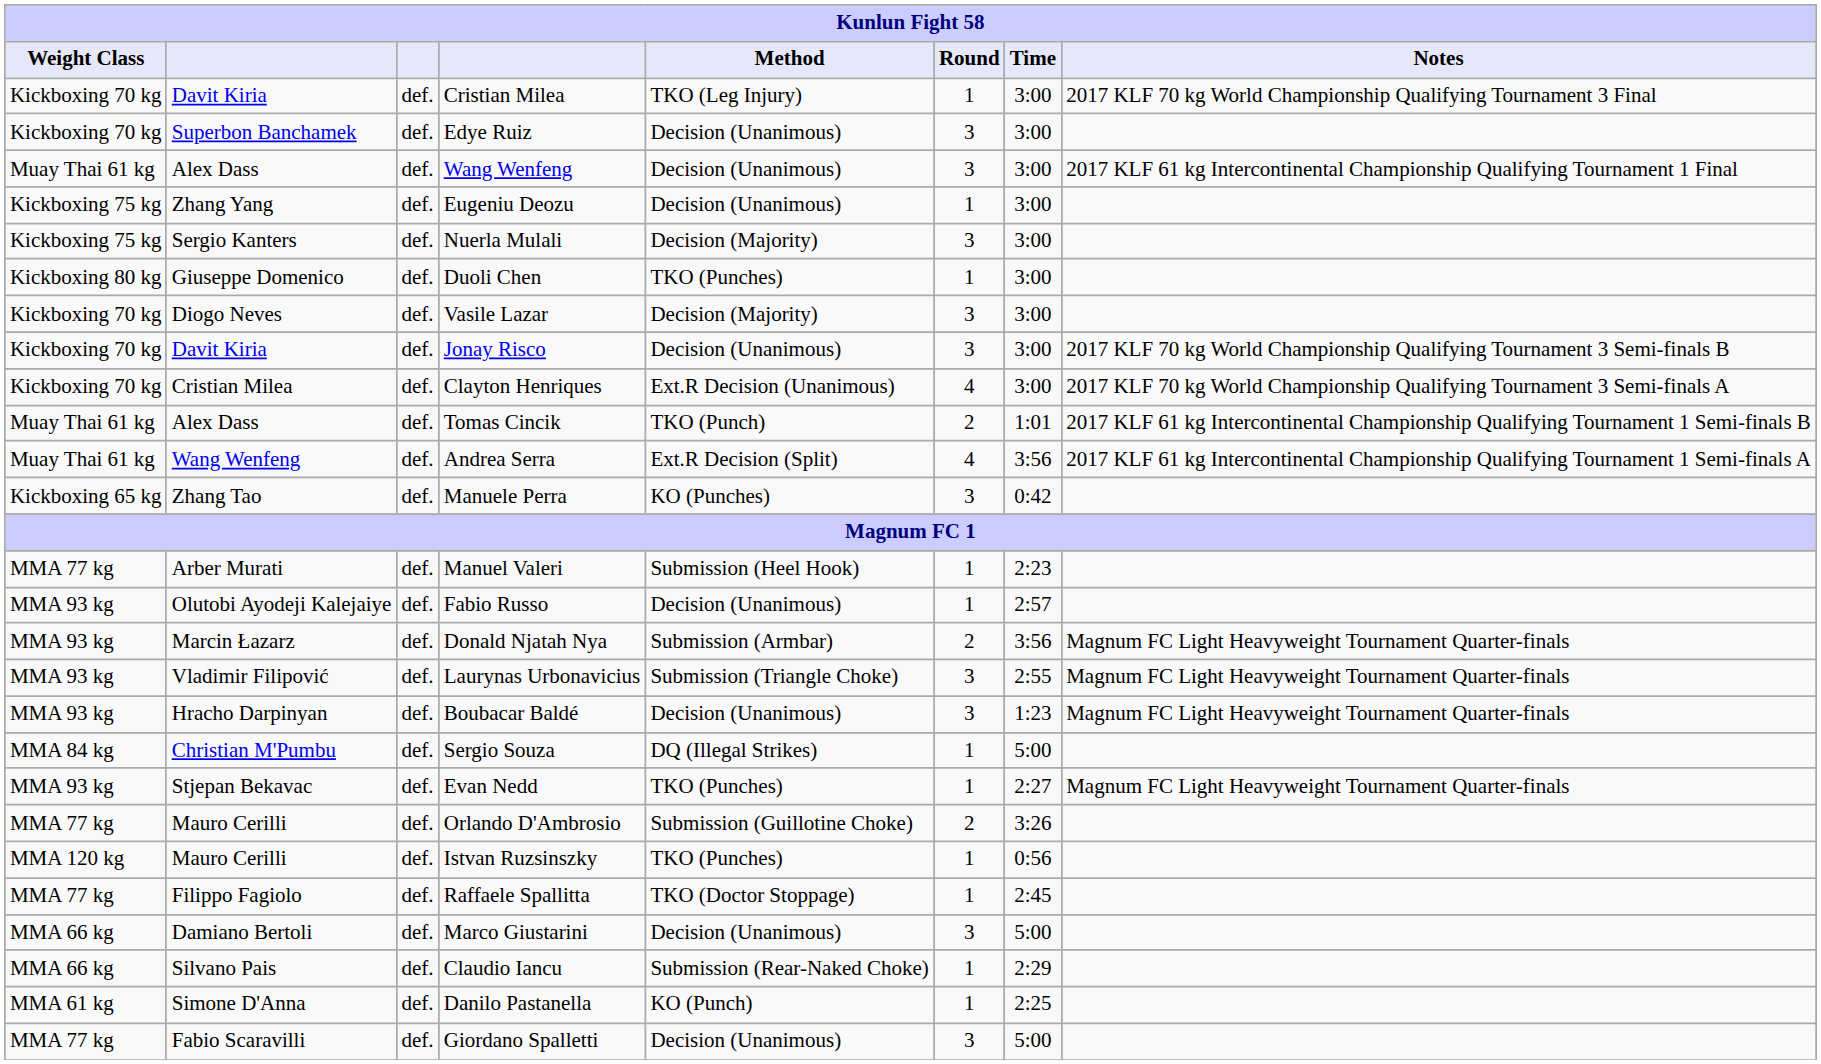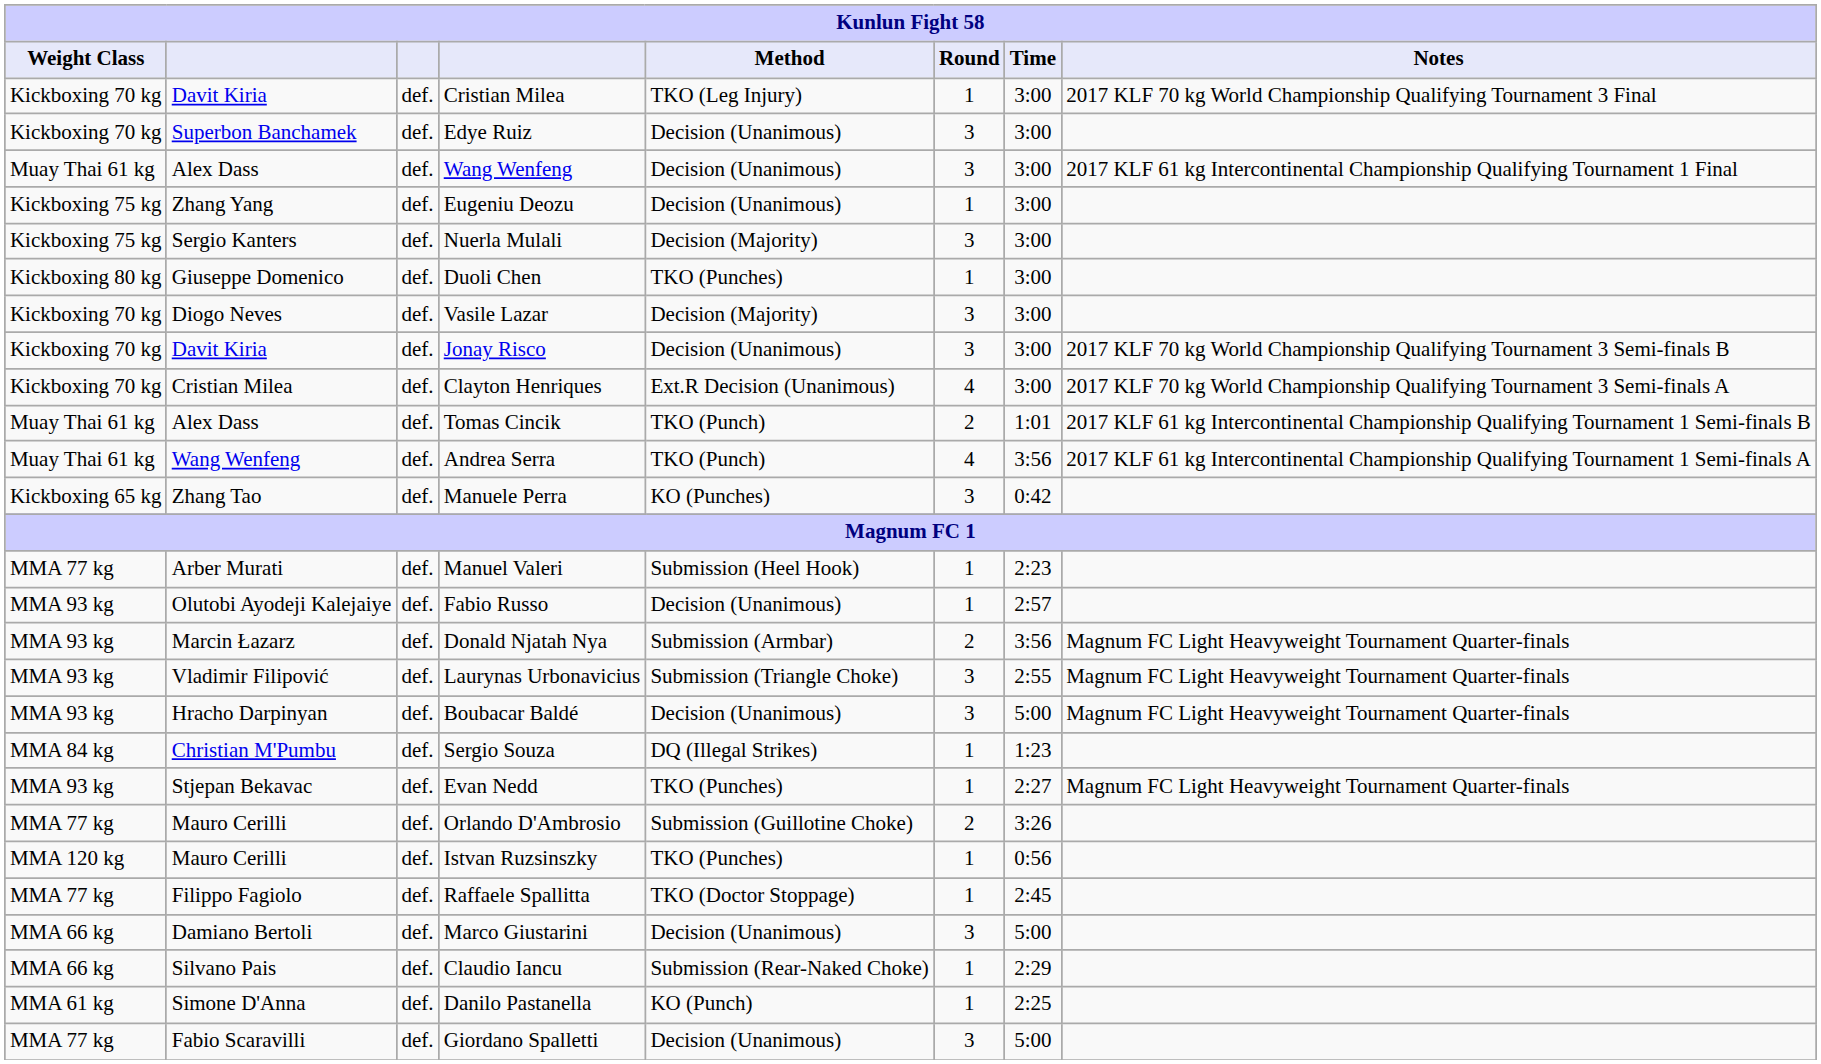(744, 459) Ext.R Decision (Split) -> (708, 459) TKO (Punch)
(1033, 713) 1:23 -> (1033, 713) 5:00
(1033, 750) 5:00 -> (1033, 750) 1:23
